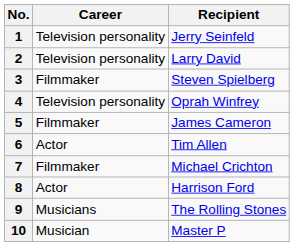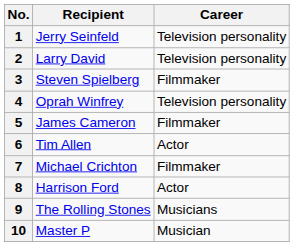columns swapped: (229, 15) <-> (100, 15)
